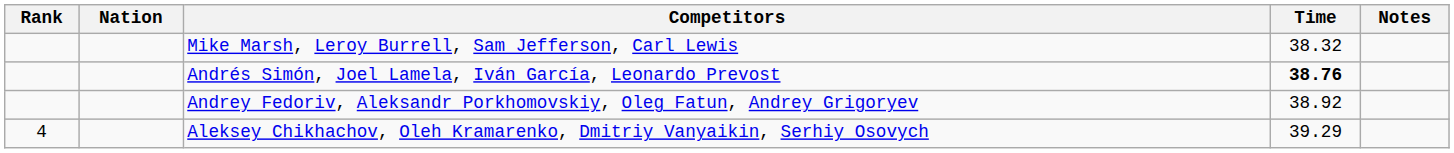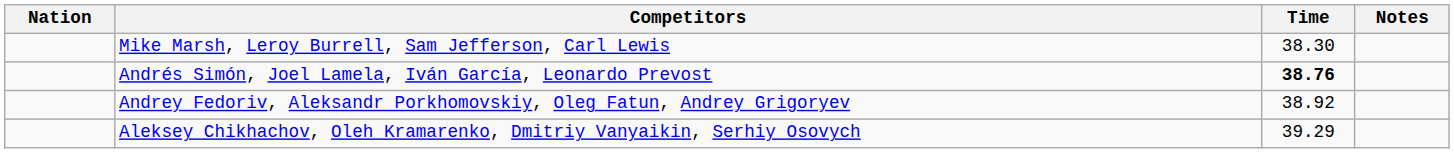- column: (42, 19)
(1315, 48) 38.32 -> (1308, 48) 38.30
